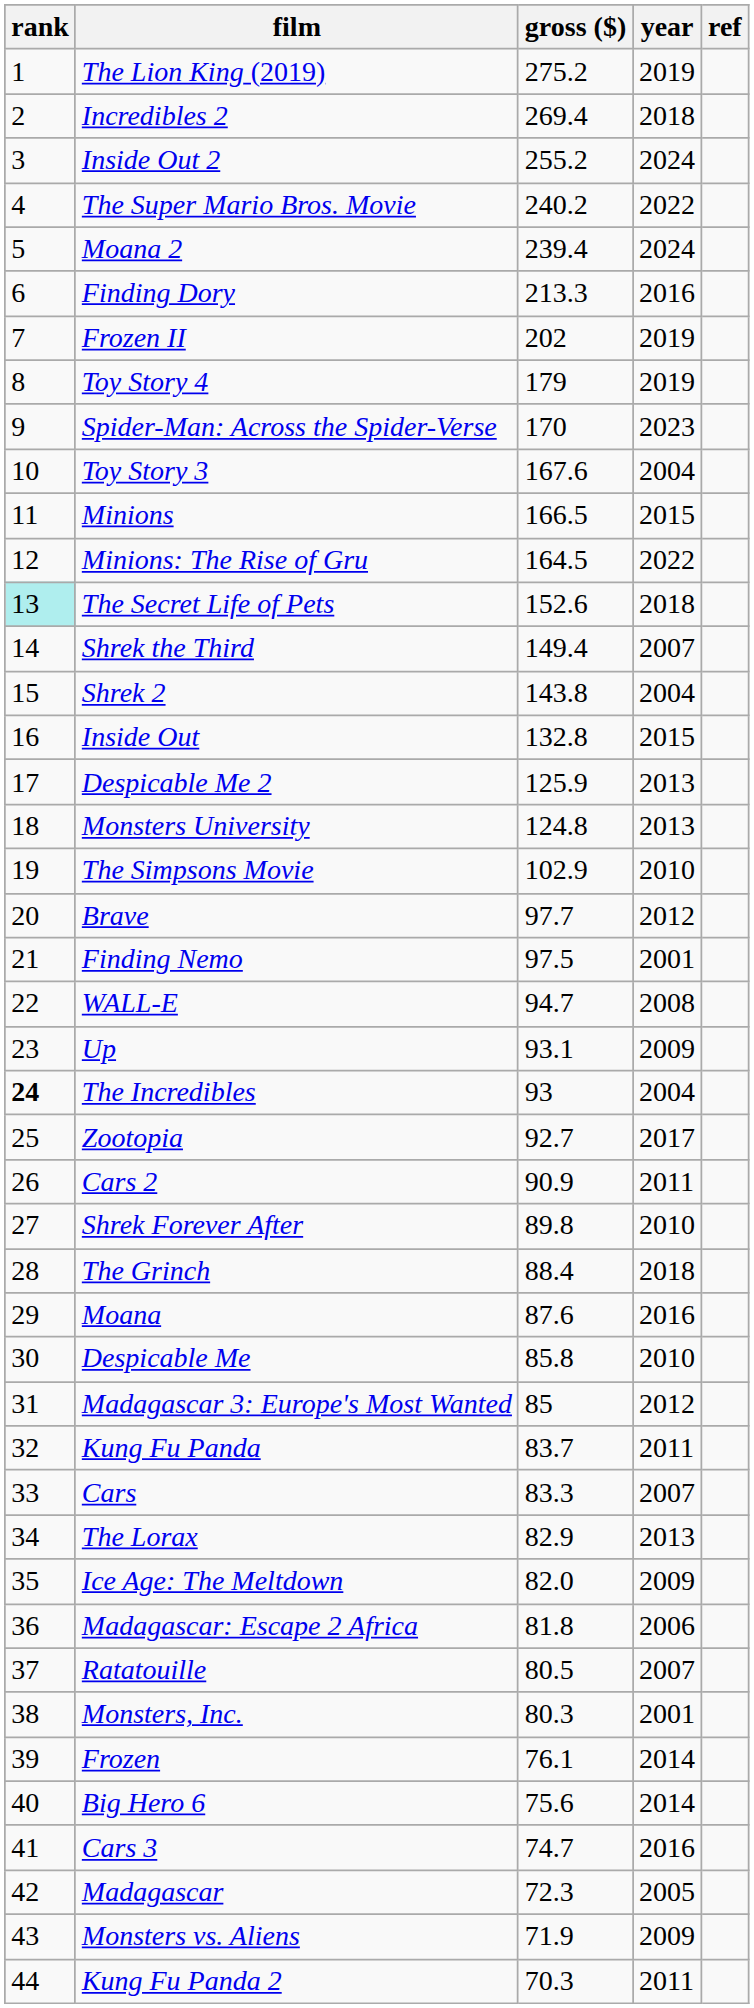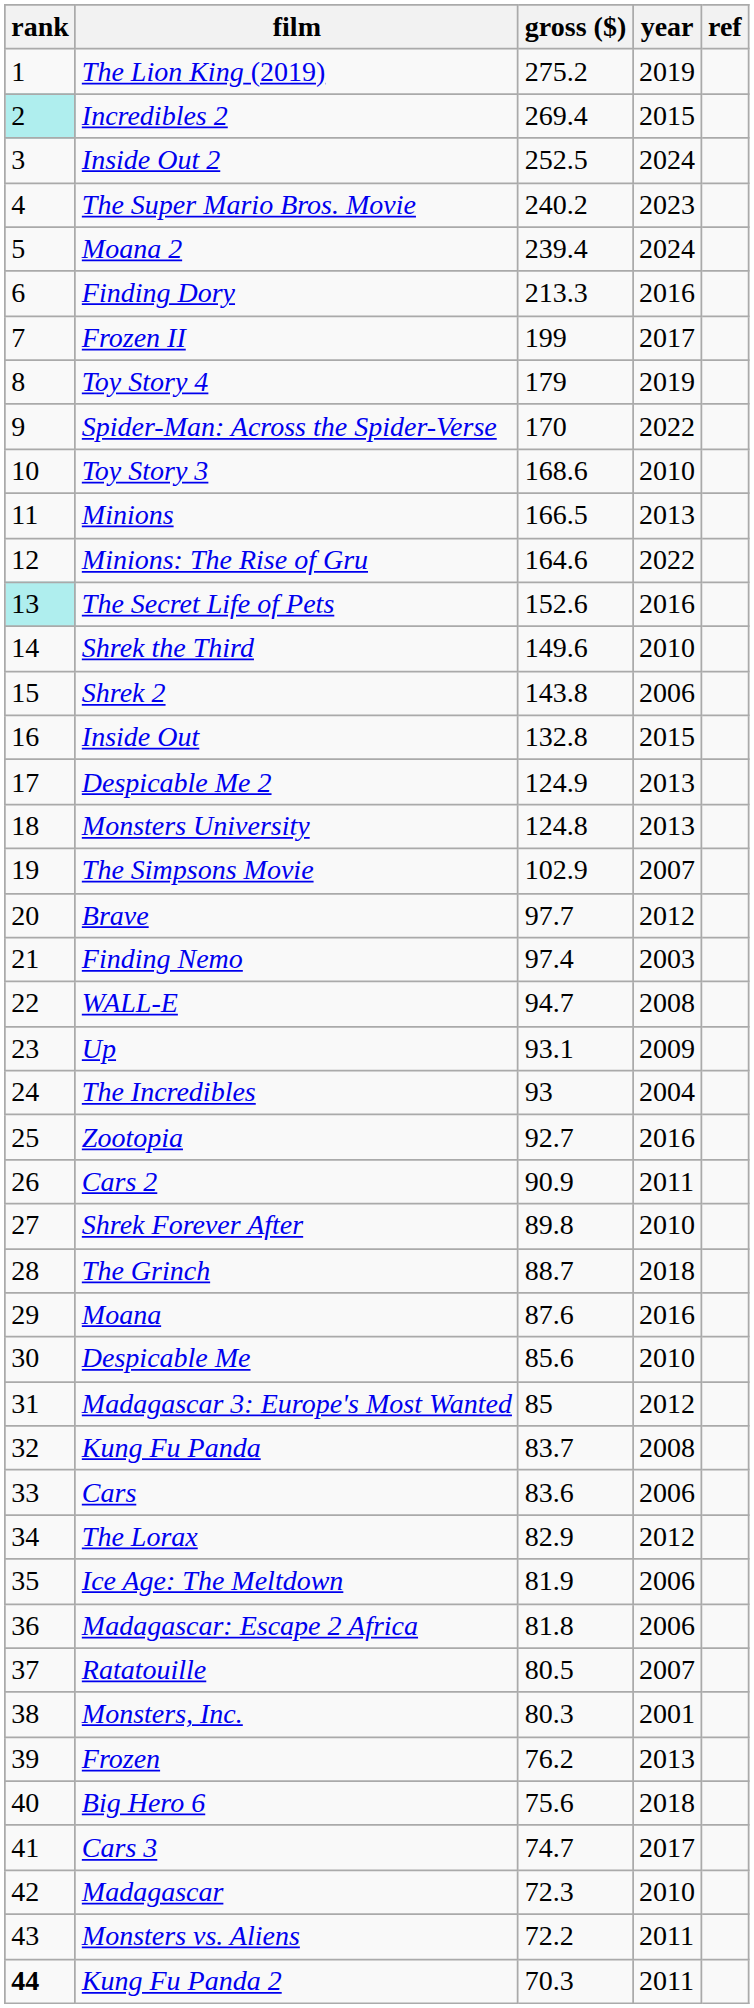(18, 115) no background -> (18, 115) paleturquoise background
(667, 115) 2018 -> (667, 115) 2015
(556, 159) 255.2 -> (556, 159) 252.5
(667, 204) 2022 -> (667, 204) 2023
(546, 337) 202 -> (546, 337) 199
(667, 337) 2019 -> (667, 337) 2017
(667, 426) 2023 -> (667, 426) 2022
(556, 470) 167.6 -> (556, 470) 168.6
(667, 470) 2004 -> (667, 470) 2010
(667, 515) 2015 -> (667, 515) 2013
(556, 559) 164.5 -> (556, 559) 164.6
(667, 603) 2018 -> (667, 603) 2016
(556, 648) 149.4 -> (556, 648) 149.6
(667, 648) 2007 -> (667, 648) 2010
(667, 692) 2004 -> (667, 692) 2006
(556, 781) 125.9 -> (556, 781) 124.9
(667, 870) 2010 -> (667, 870) 2007
(549, 959) 97.5 -> (549, 959) 97.4
(667, 959) 2001 -> (667, 959) 2003
(25, 1092) bold -> (25, 1092) normal
(667, 1136) 2017 -> (667, 1136) 2016
(549, 1270) 88.4 -> (549, 1270) 88.7
(549, 1358) 85.8 -> (549, 1358) 85.6
(667, 1447) 2011 -> (667, 1447) 2008
(549, 1492) 83.3 -> (549, 1492) 83.6
(667, 1492) 2007 -> (667, 1492) 2006
(667, 1536) 2013 -> (667, 1536) 2012
(549, 1580) 82.0 -> (549, 1580) 81.9
(667, 1580) 2009 -> (667, 1580) 2006
(549, 1758) 76.1 -> (549, 1758) 76.2
(667, 1758) 2014 -> (667, 1758) 2013
(667, 1802) 2014 -> (667, 1802) 2018
(667, 1847) 2016 -> (667, 1847) 2017
(667, 1891) 2005 -> (667, 1891) 2010
(549, 1936) 71.9 -> (549, 1936) 72.2
(667, 1936) 2009 -> (667, 1936) 2011
(25, 1980) normal -> (25, 1980) bold
